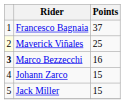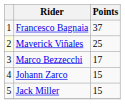(9, 59) bold -> (9, 59) normal
(98, 59) 16 -> (98, 59) 17
